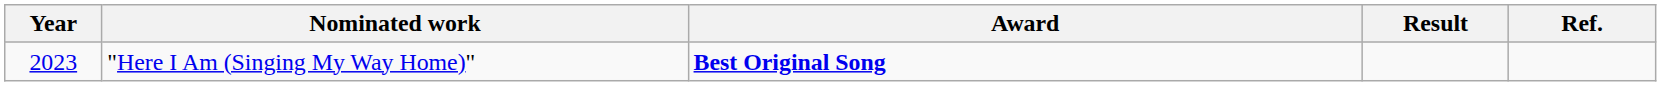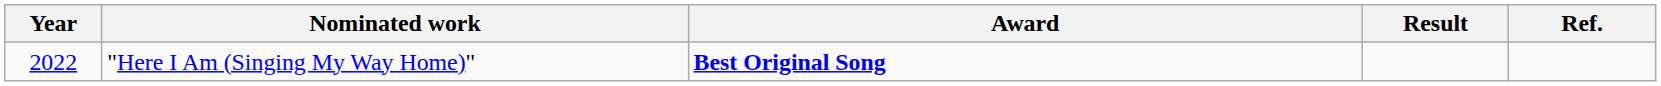(53, 61) 2023 -> (53, 61) 2022
